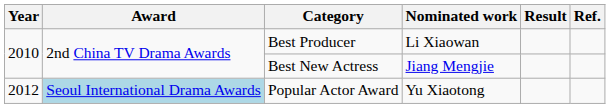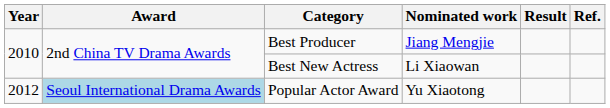(442, 41) Li Xiaowan -> (450, 41) Jiang Mengjie
(450, 66) Jiang Mengjie -> (442, 66) Li Xiaowan
